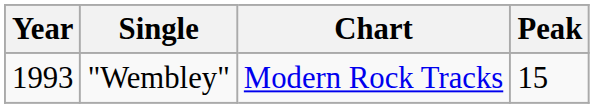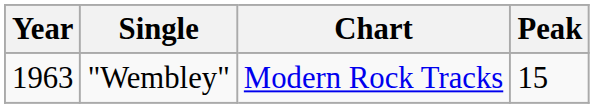(43, 77) 1993 -> (43, 77) 1963
